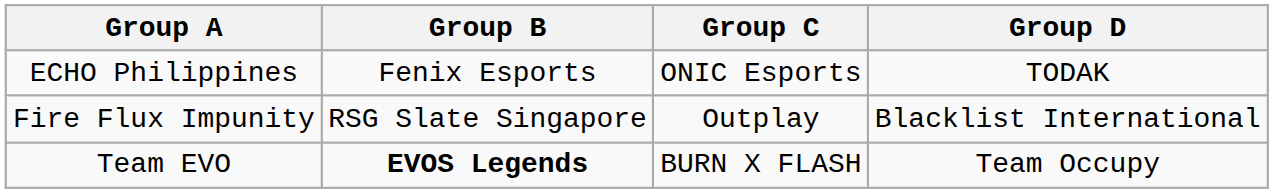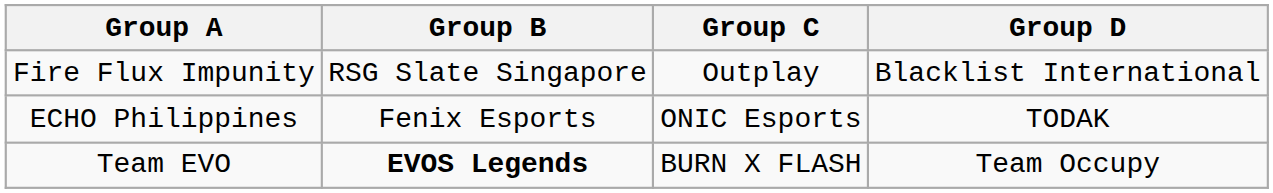rows swapped: (164, 73) <-> (164, 119)
